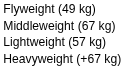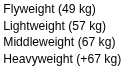rows swapped: (55, 42) <-> (59, 25)
